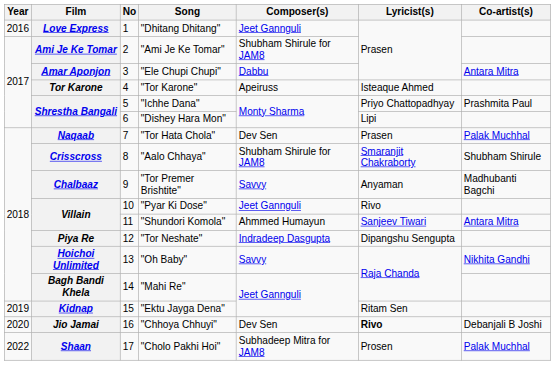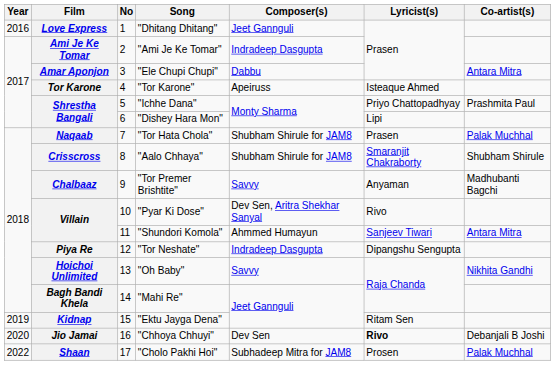(285, 50) Shubham Shirule for JAM8 -> (277, 50) Indradeep Dasgupta
(258, 135) Dev Sen -> (292, 135) Shubham Shirule for JAM8
(270, 206) Jeet Gannguli -> (285, 212) Dev Sen, Aritra Shekhar Sanyal
